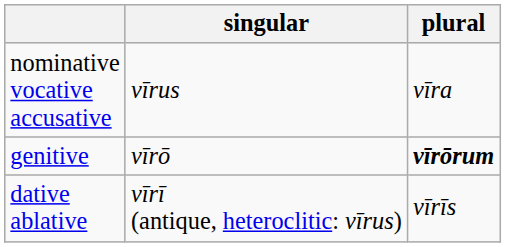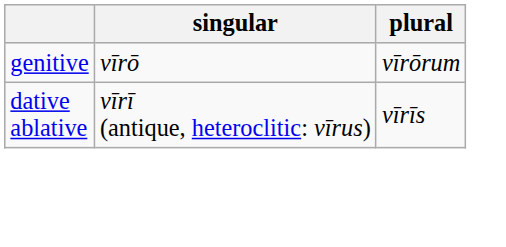- row: (65, 89)
(454, 155) bold -> (421, 62) normal
